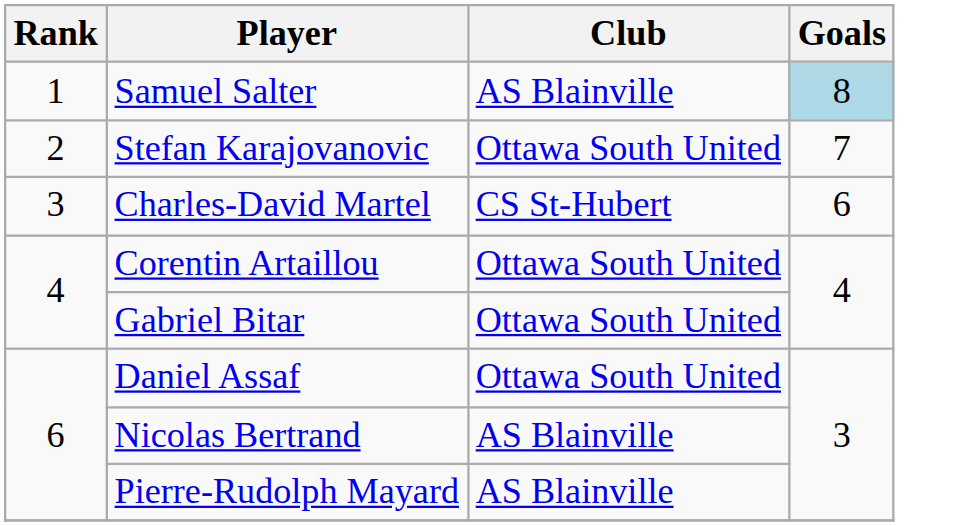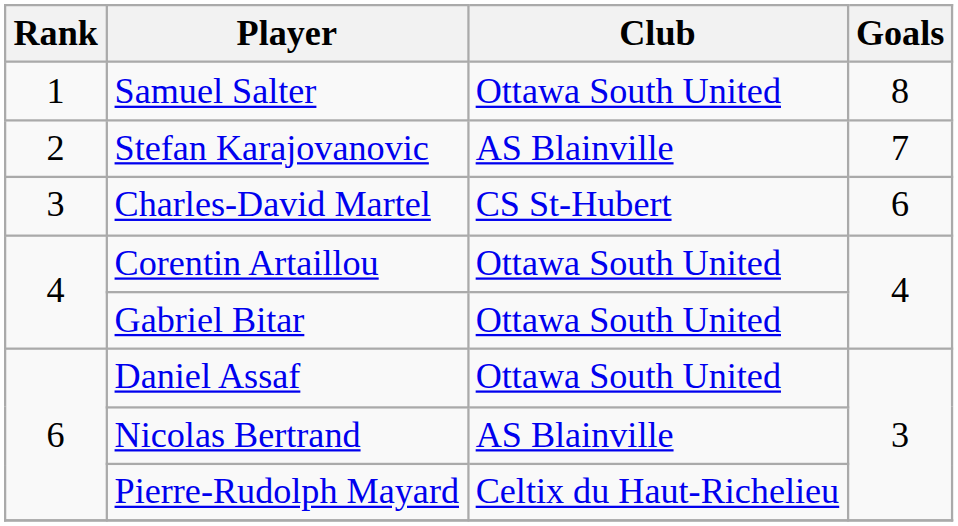(575, 90) AS Blainville -> (628, 90) Ottawa South United
(842, 90) lightblue background -> (900, 90) no background
(628, 147) Ottawa South United -> (575, 147) AS Blainville
(575, 491) AS Blainville -> (657, 491) Celtix du Haut-Richelieu
